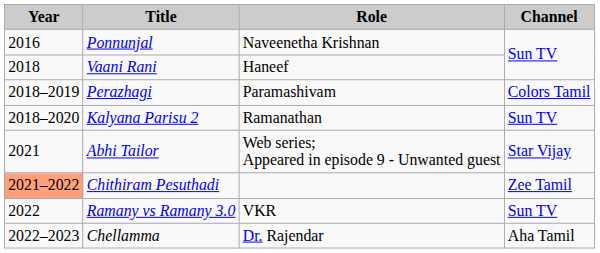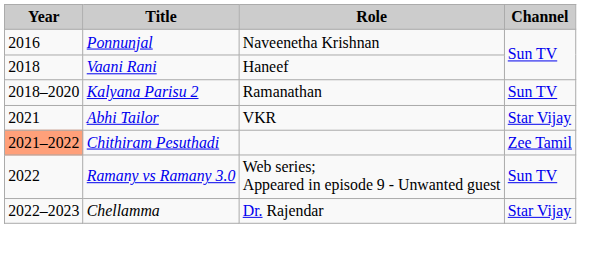- row: (119, 92)
(372, 151) Web series; Appeared in episode 9 - Unwanted guest -> (259, 117) VKR
(259, 210) VKR -> (372, 176) Web series; Appeared in episode 9 - Unwanted guest
(541, 235) Aha Tamil -> (540, 210) Star Vijay
